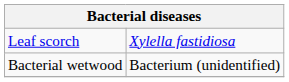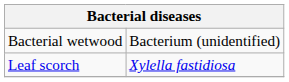rows swapped: (65, 64) <-> (44, 40)
